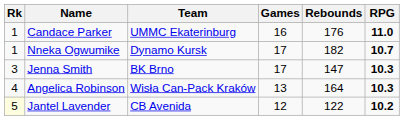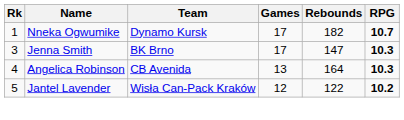- row: (70, 32)
(193, 87) Wisła Can-Pack Kraków -> (161, 69) CB Avenida
(15, 106) lightyellow background -> (15, 87) no background
(161, 106) CB Avenida -> (193, 87) Wisła Can-Pack Kraków
